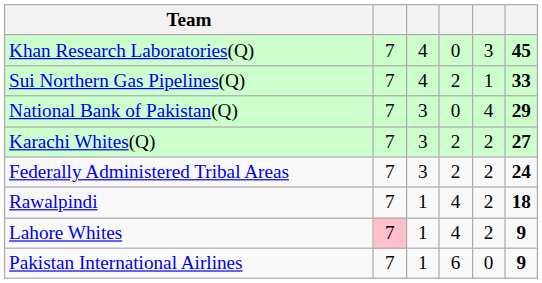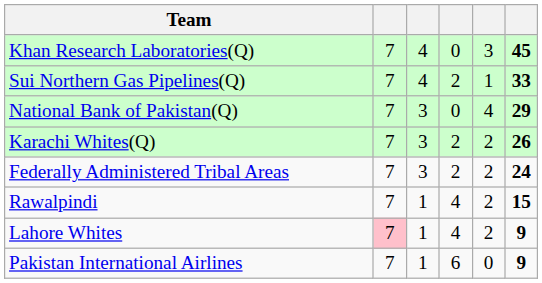(521, 141) 27 -> (521, 141) 26
(521, 202) 18 -> (521, 202) 15
